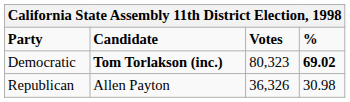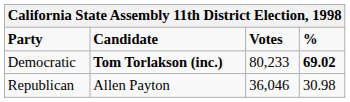(269, 62) 80,323 -> (269, 62) 80,233
(269, 85) 36,326 -> (269, 85) 36,046
